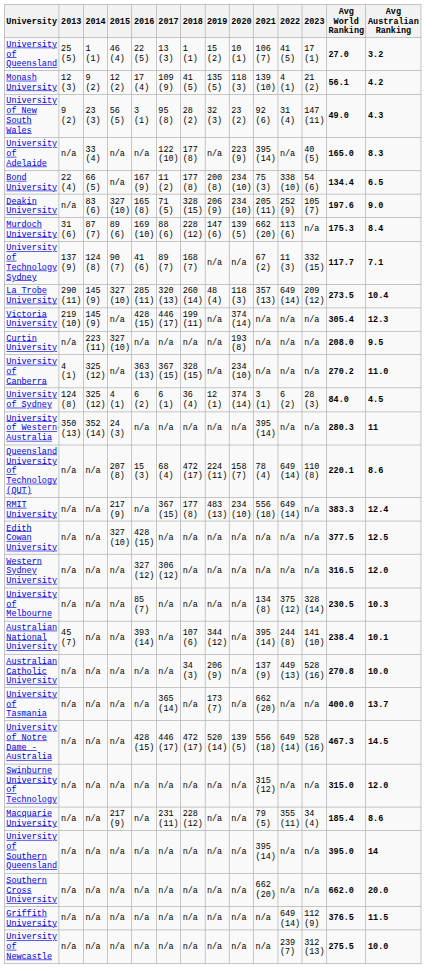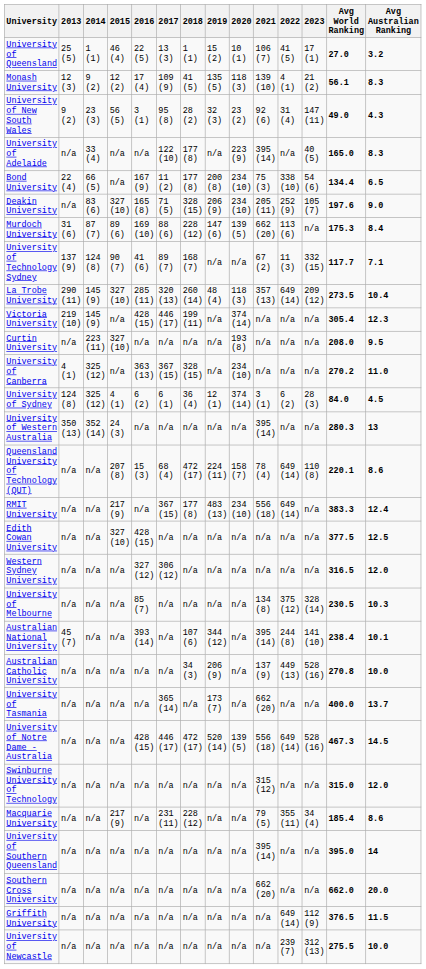(376, 83) 4.2 -> (376, 83) 8.3
(373, 428) 11 -> (373, 428) 13
